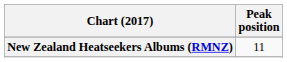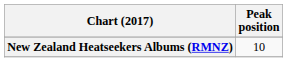(259, 47) 11 -> (259, 47) 10
